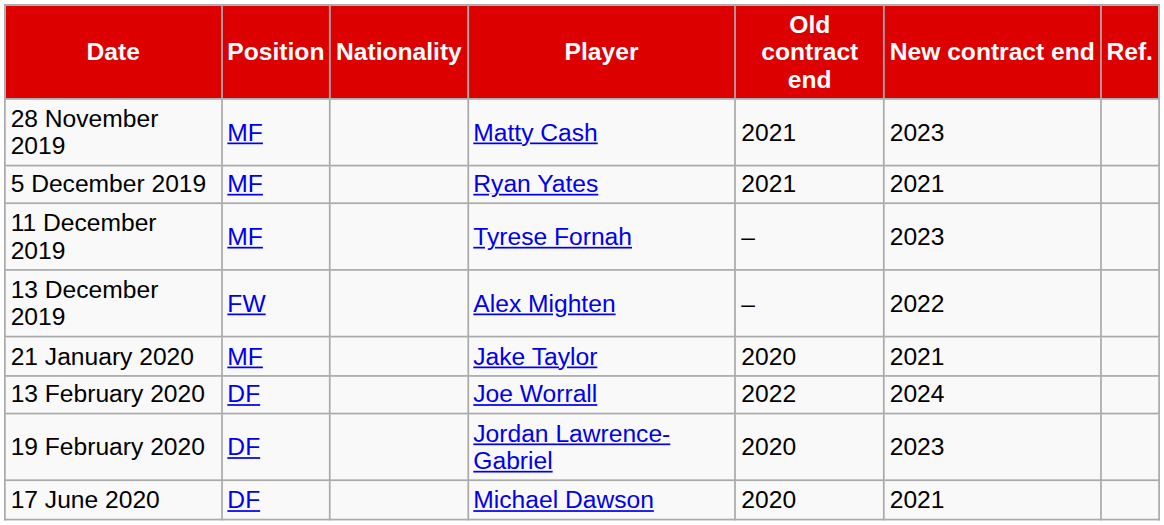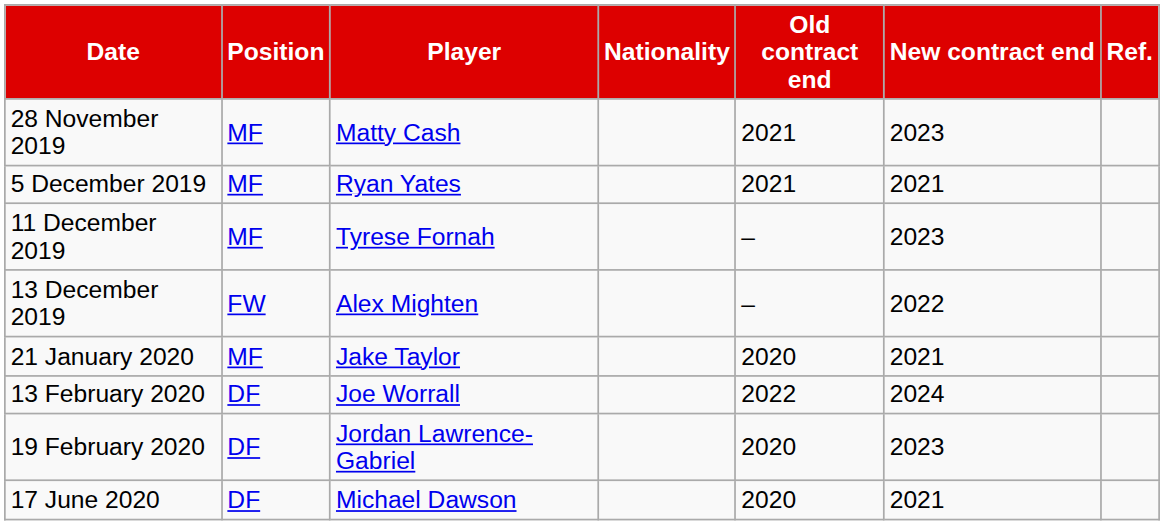columns swapped: (399, 52) <-> (602, 52)
